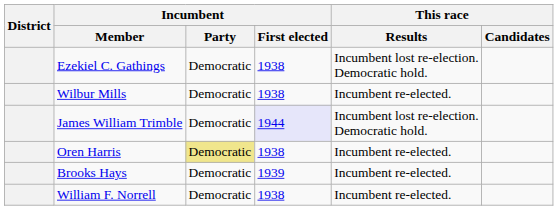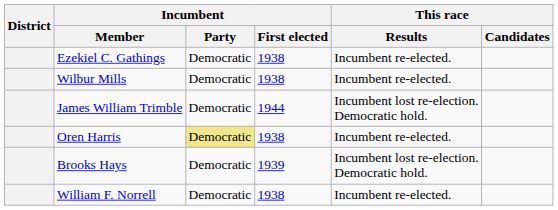(406, 65) Incumbent lost re-election. Democratic hold. -> (393, 57) Incumbent re-elected.
(271, 123) lavender background -> (271, 107) no background
(393, 173) Incumbent re-elected. -> (406, 165) Incumbent lost re-election. Democratic hold.
